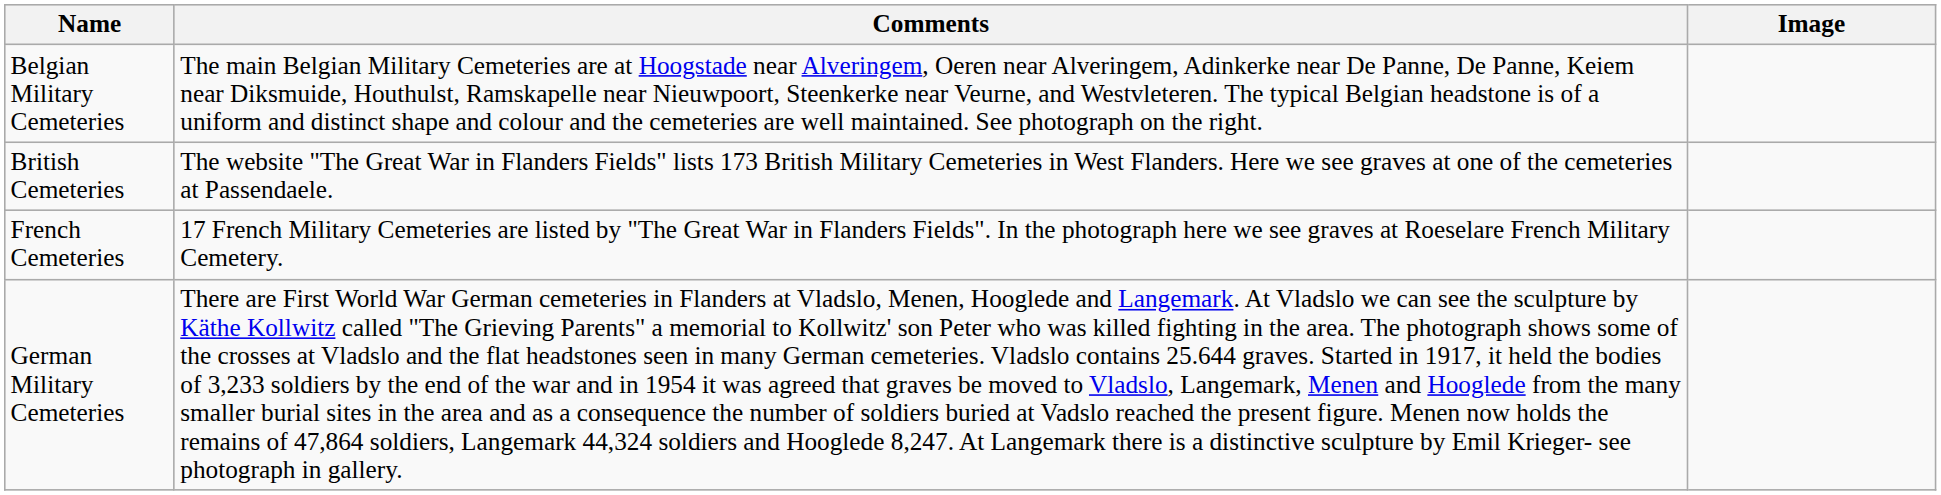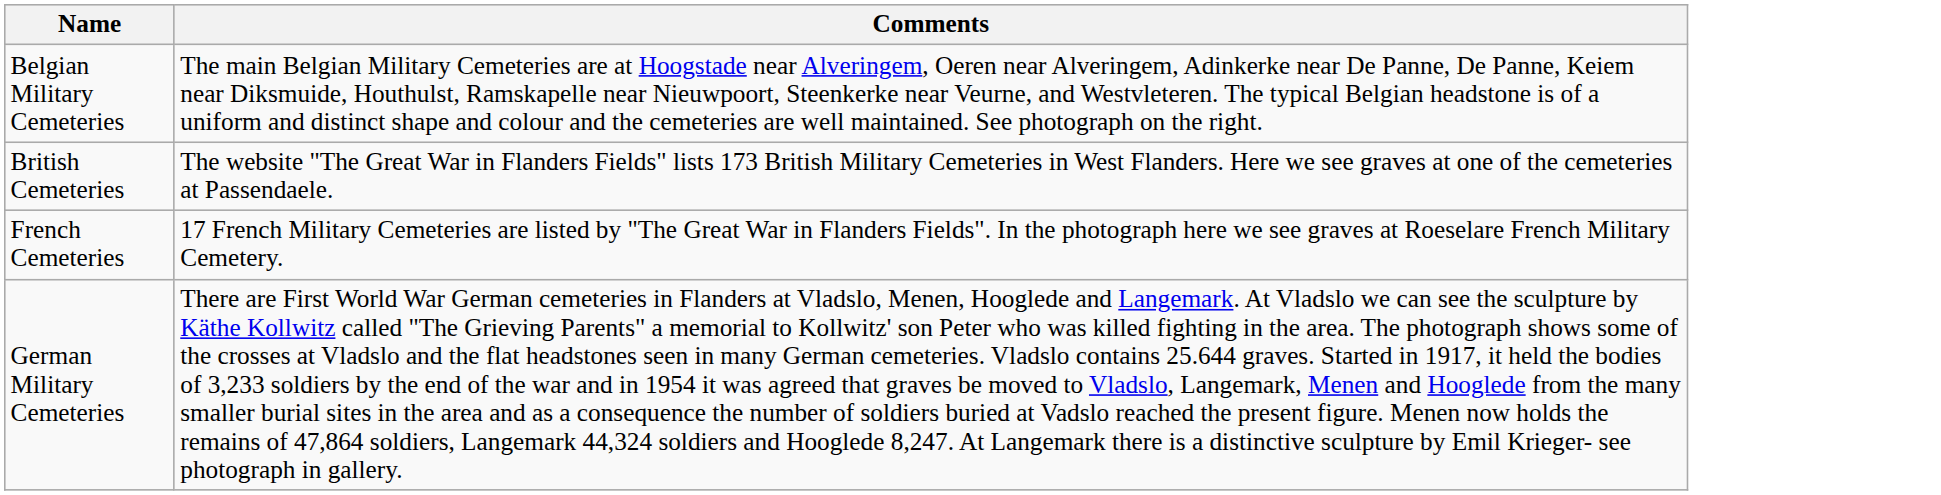- column: (1811, 24)
